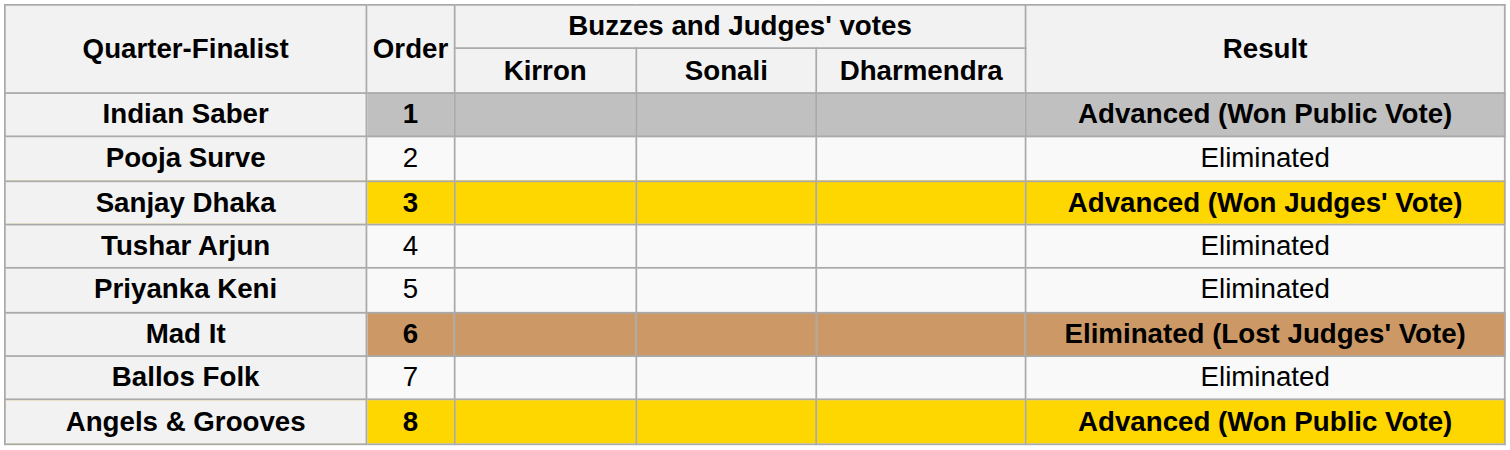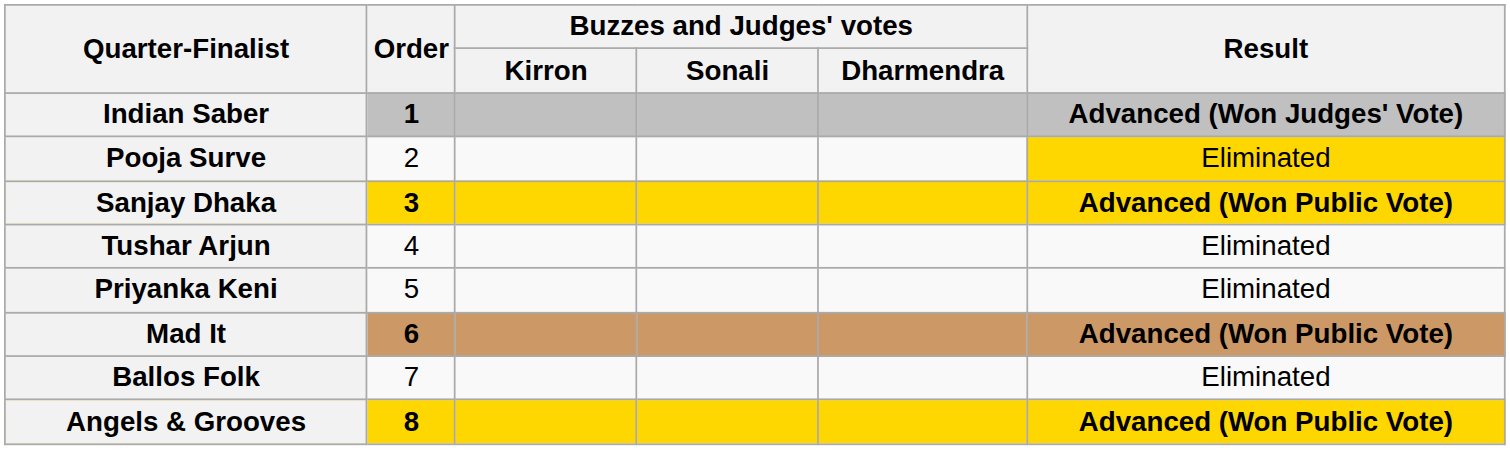(1265, 114) Advanced (Won Public Vote) -> (1266, 114) Advanced (Won Judges' Vote)
(1265, 158) no background -> (1266, 158) gold background
(1265, 202) Advanced (Won Judges' Vote) -> (1266, 202) Advanced (Won Public Vote)
(1265, 333) Eliminated (Lost Judges' Vote) -> (1266, 333) Advanced (Won Public Vote)
